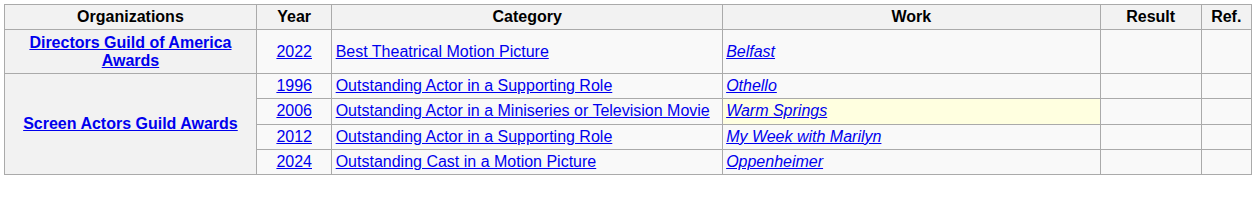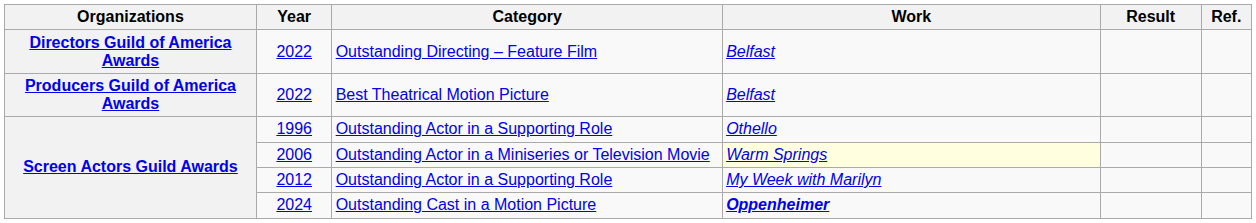+ row: (294, 51)
(130, 51) Directors Guild of America Awards -> (130, 94) Producers Guild of America Awards
(775, 162) normal -> (778, 205) bold
